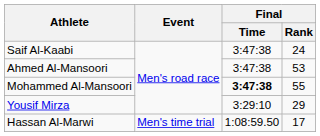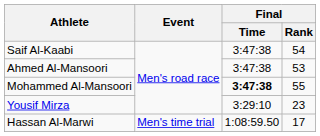(299, 50) 24 -> (299, 50) 54
(299, 105) 29 -> (299, 105) 23
